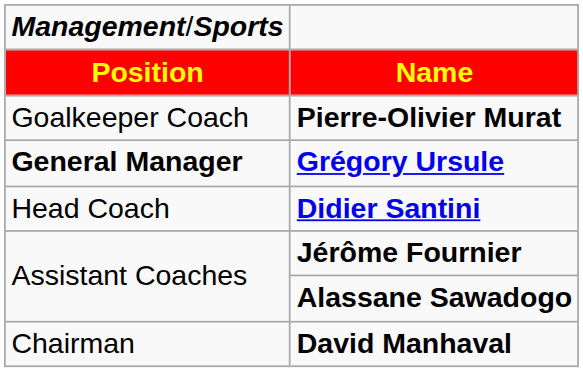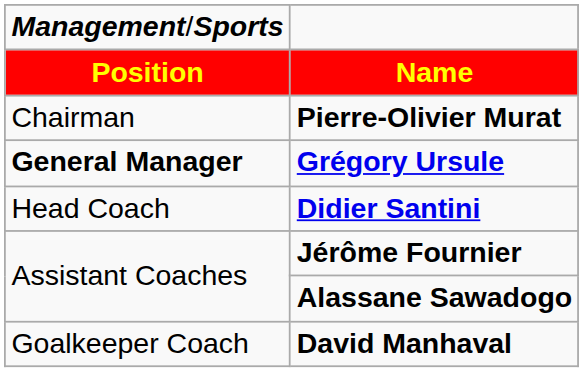(130, 117) Goalkeeper Coach -> (73, 117) Chairman
(73, 343) Chairman -> (130, 343) Goalkeeper Coach
